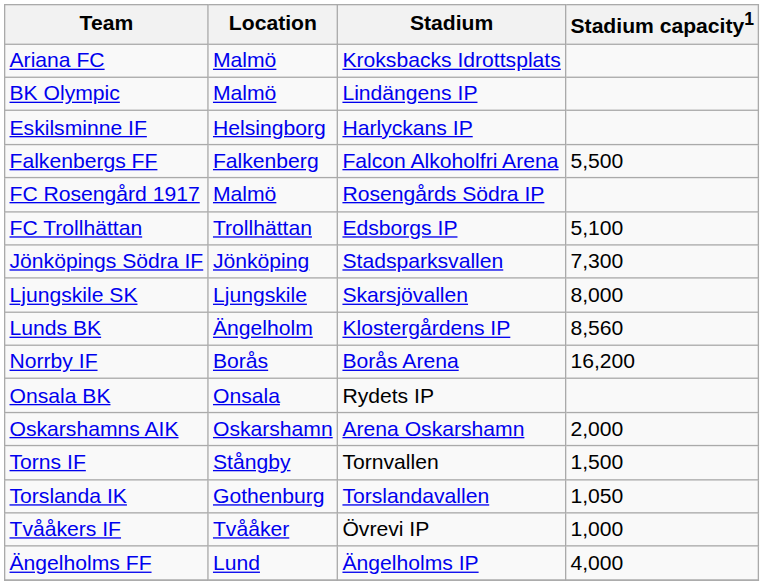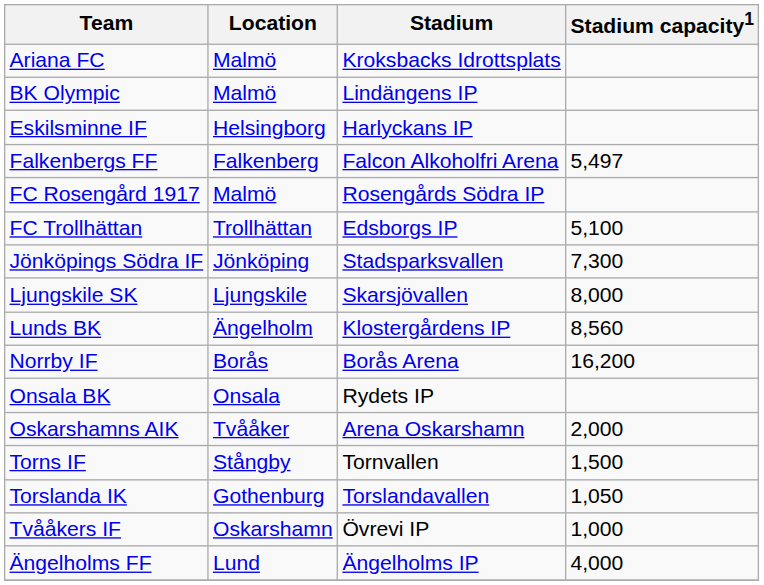(597, 160) 5,500 -> (597, 160) 5,497
(273, 428) Oskarshamn -> (251, 428) Tvååker
(251, 529) Tvååker -> (273, 529) Oskarshamn
